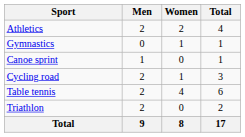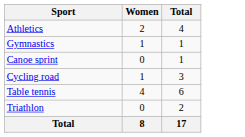- column: (142, 12)
